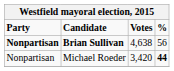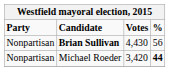(33, 43) bold -> (30, 43) normal
(141, 43) 4,638 -> (137, 43) 4,430
